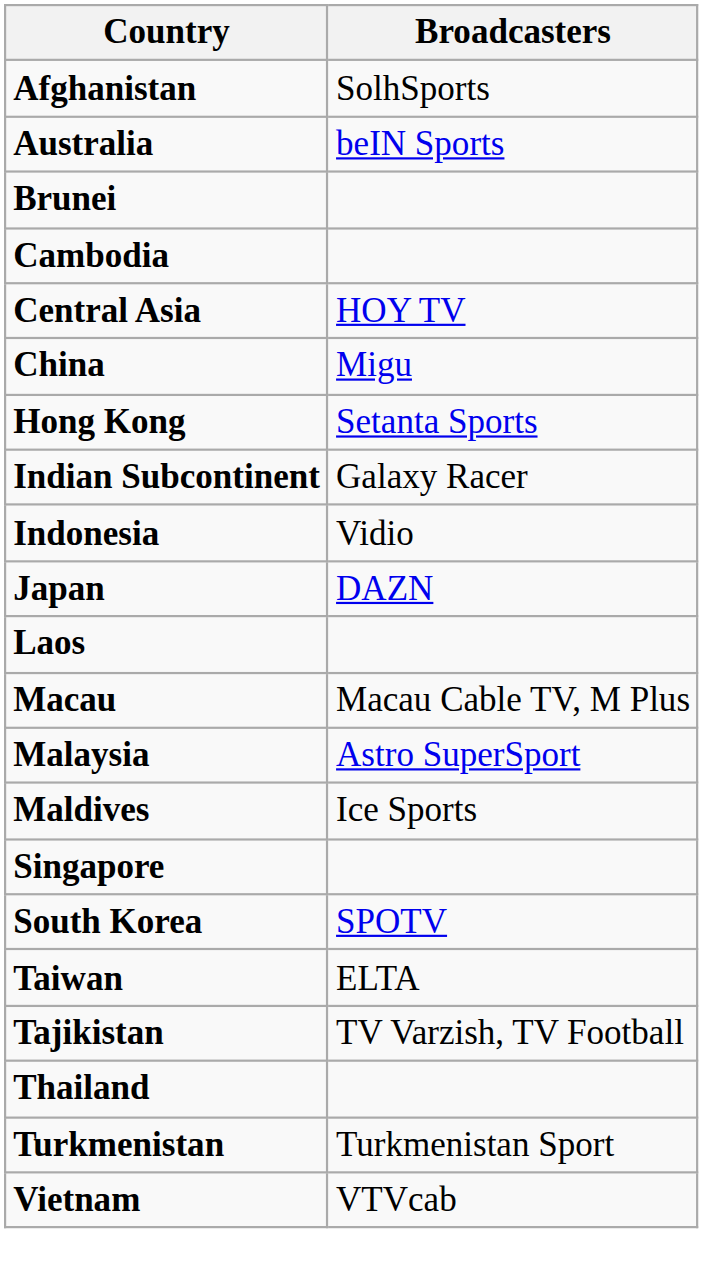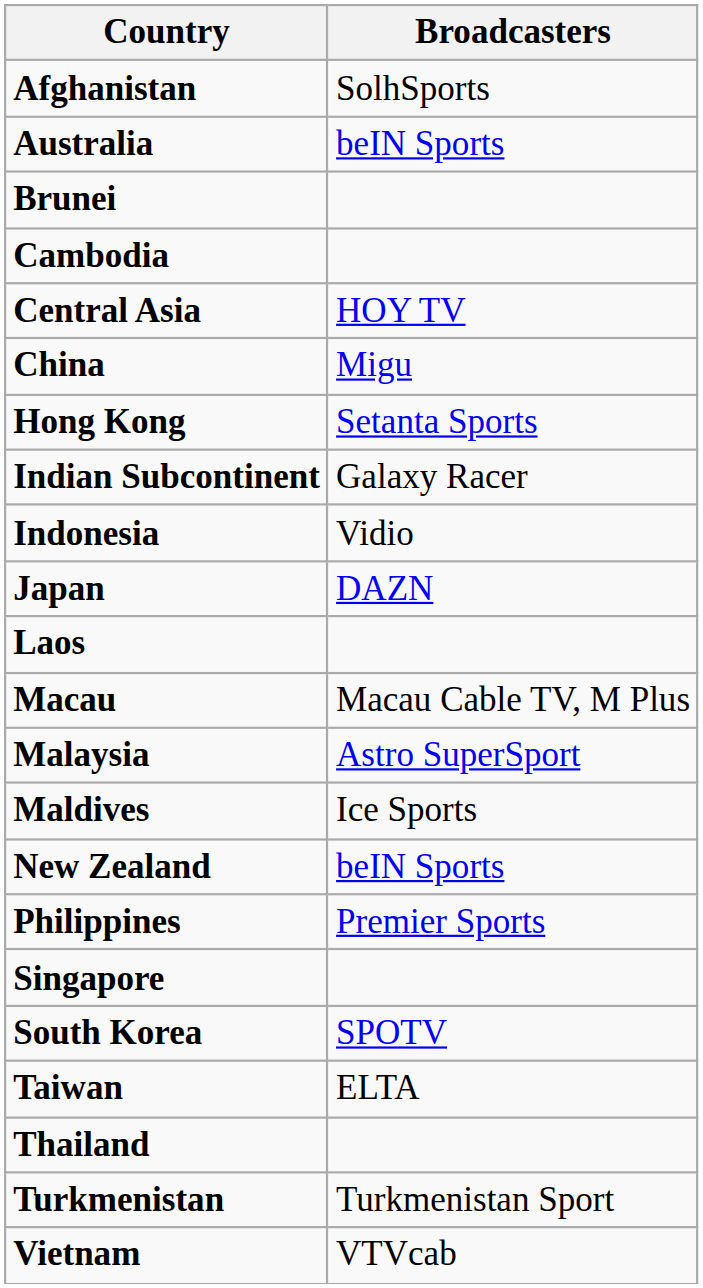+ row: (112, 865)
+ row: (97, 921)
- row: (88, 1032)
